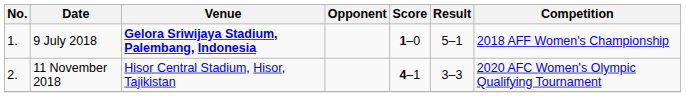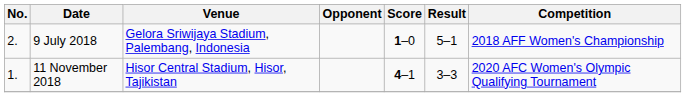(12, 41) 1. -> (12, 41) 2.
(201, 41) bold -> (197, 41) normal
(12, 75) 2. -> (12, 75) 1.
